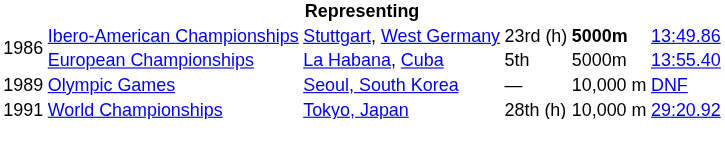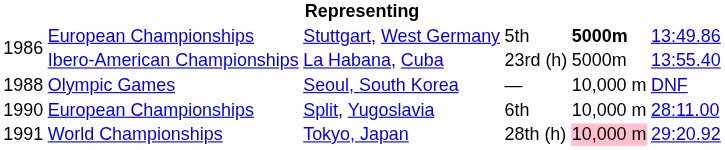(173, 36) Ibero-American Championships -> (151, 36) European Championships
(536, 36) 23rd (h) -> (517, 36) 5th
(151, 60) European Championships -> (173, 60) Ibero-American Championships
(517, 60) 5th -> (536, 60) 23rd (h)
(23, 85) 1989 -> (23, 85) 1988
+ row: (369, 109)
(609, 109) no background -> (609, 134) pink background
